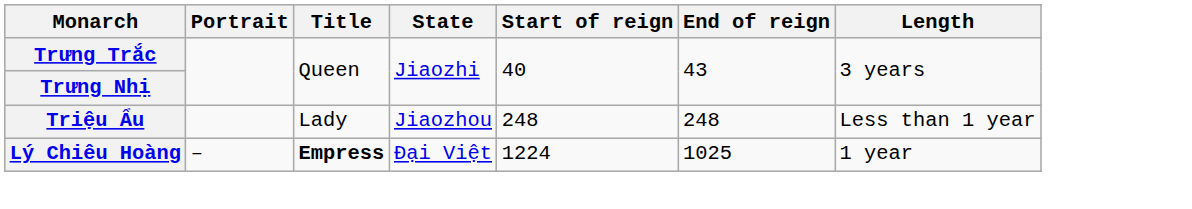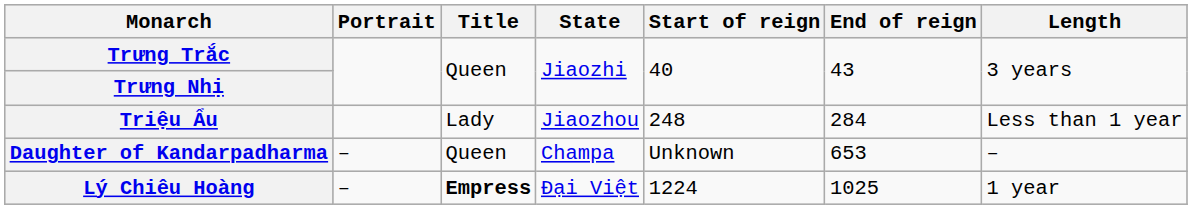(701, 121) 248 -> (848, 121) 284
+ row: (169, 154)
